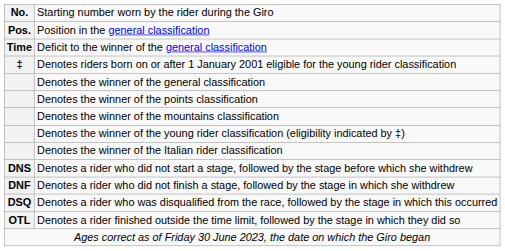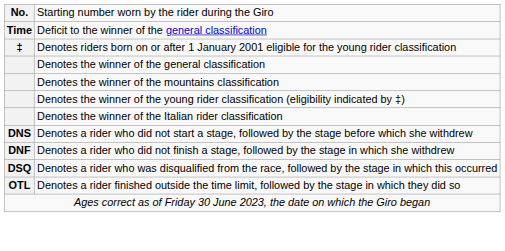- row: (123, 30)
- row: (147, 99)
